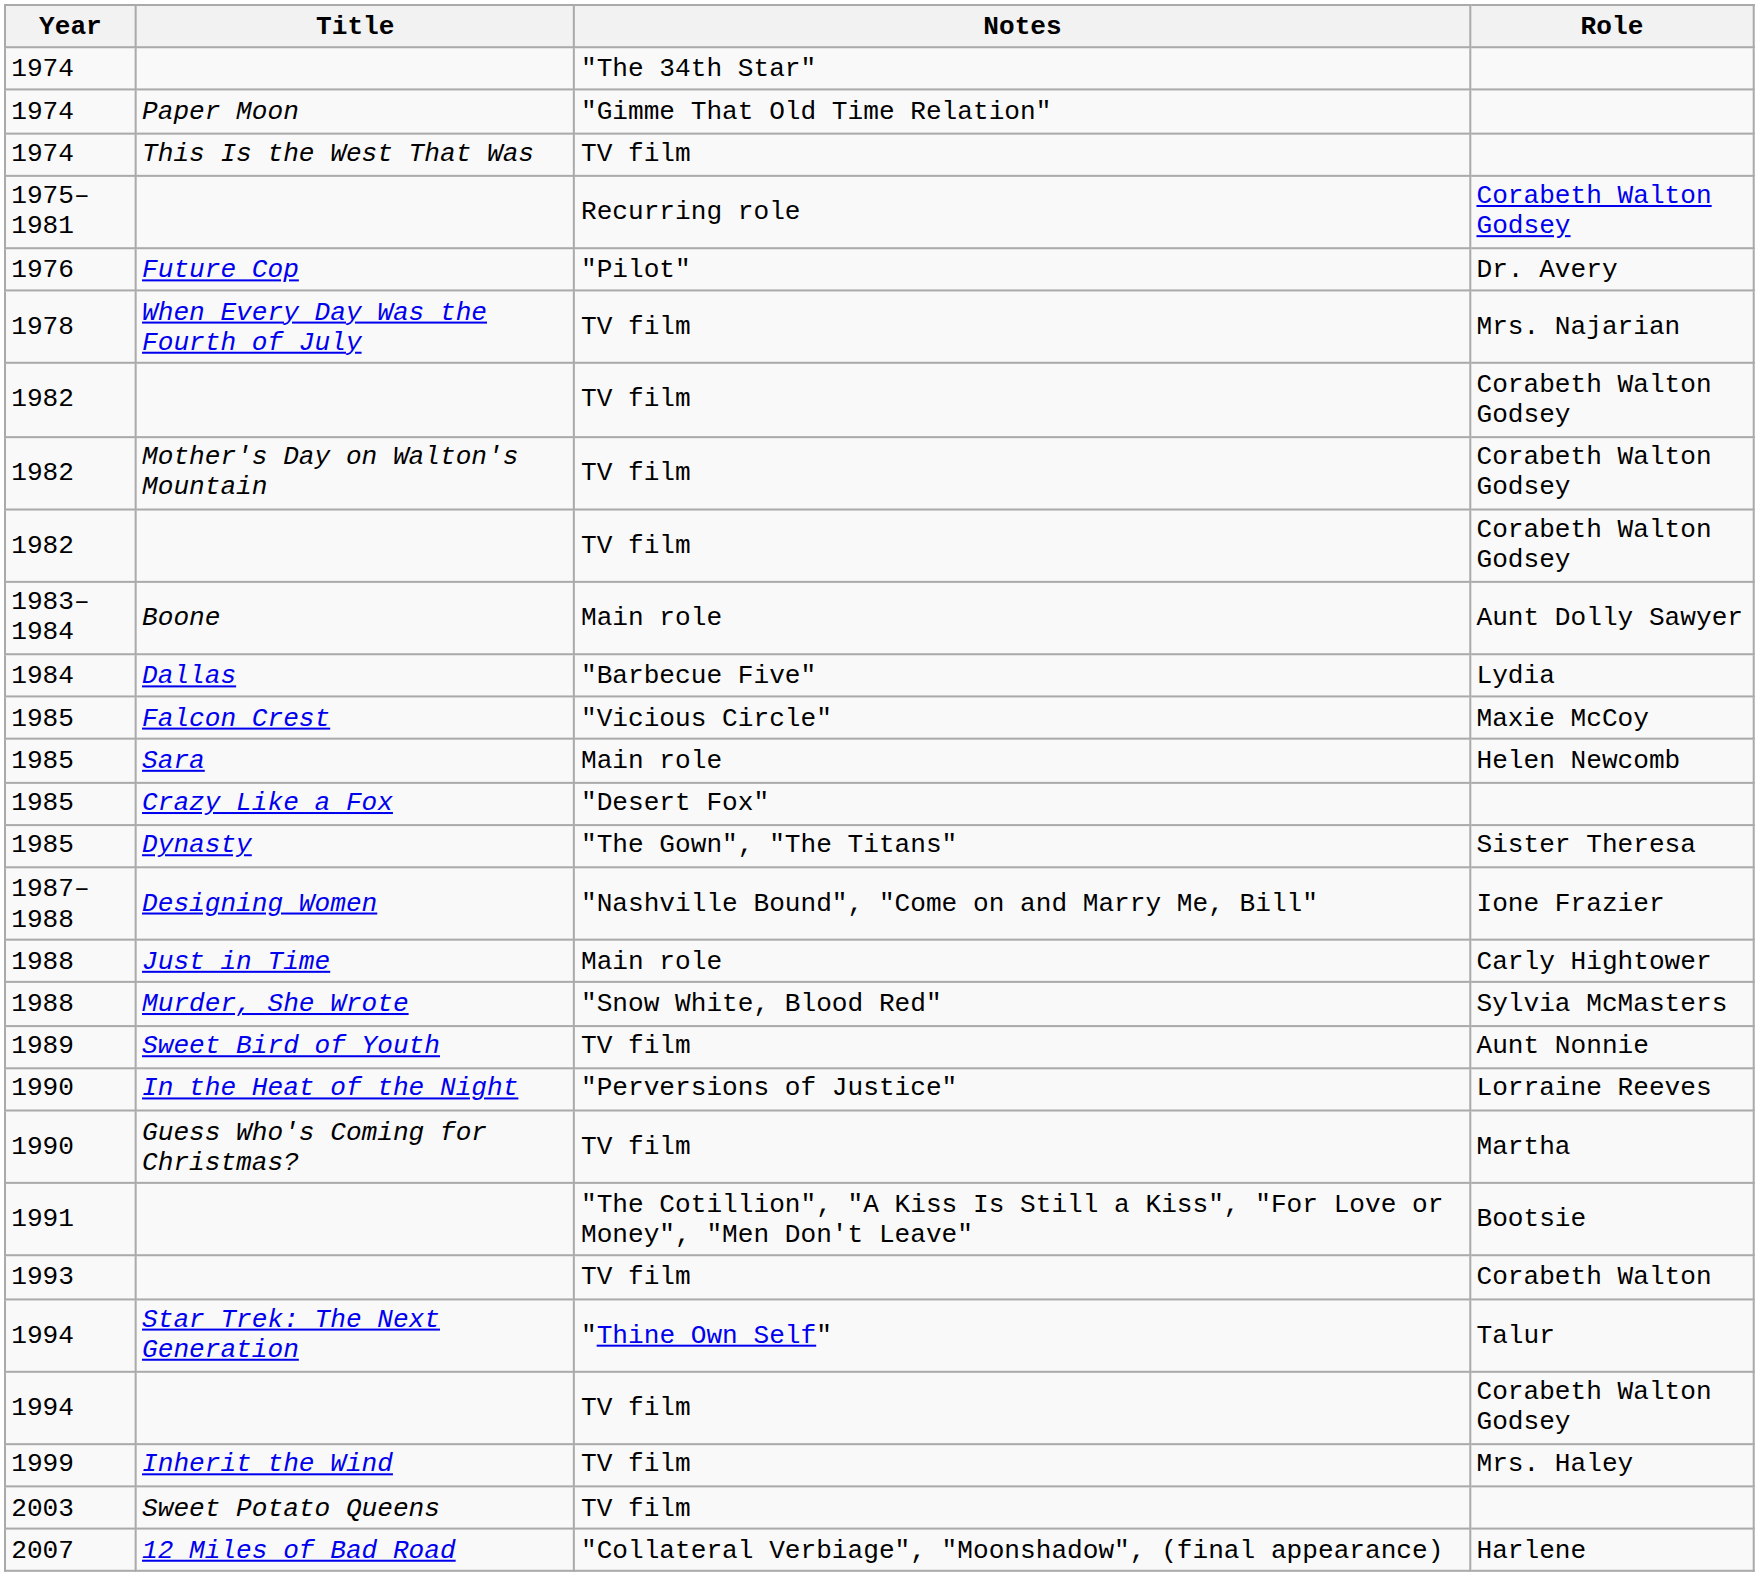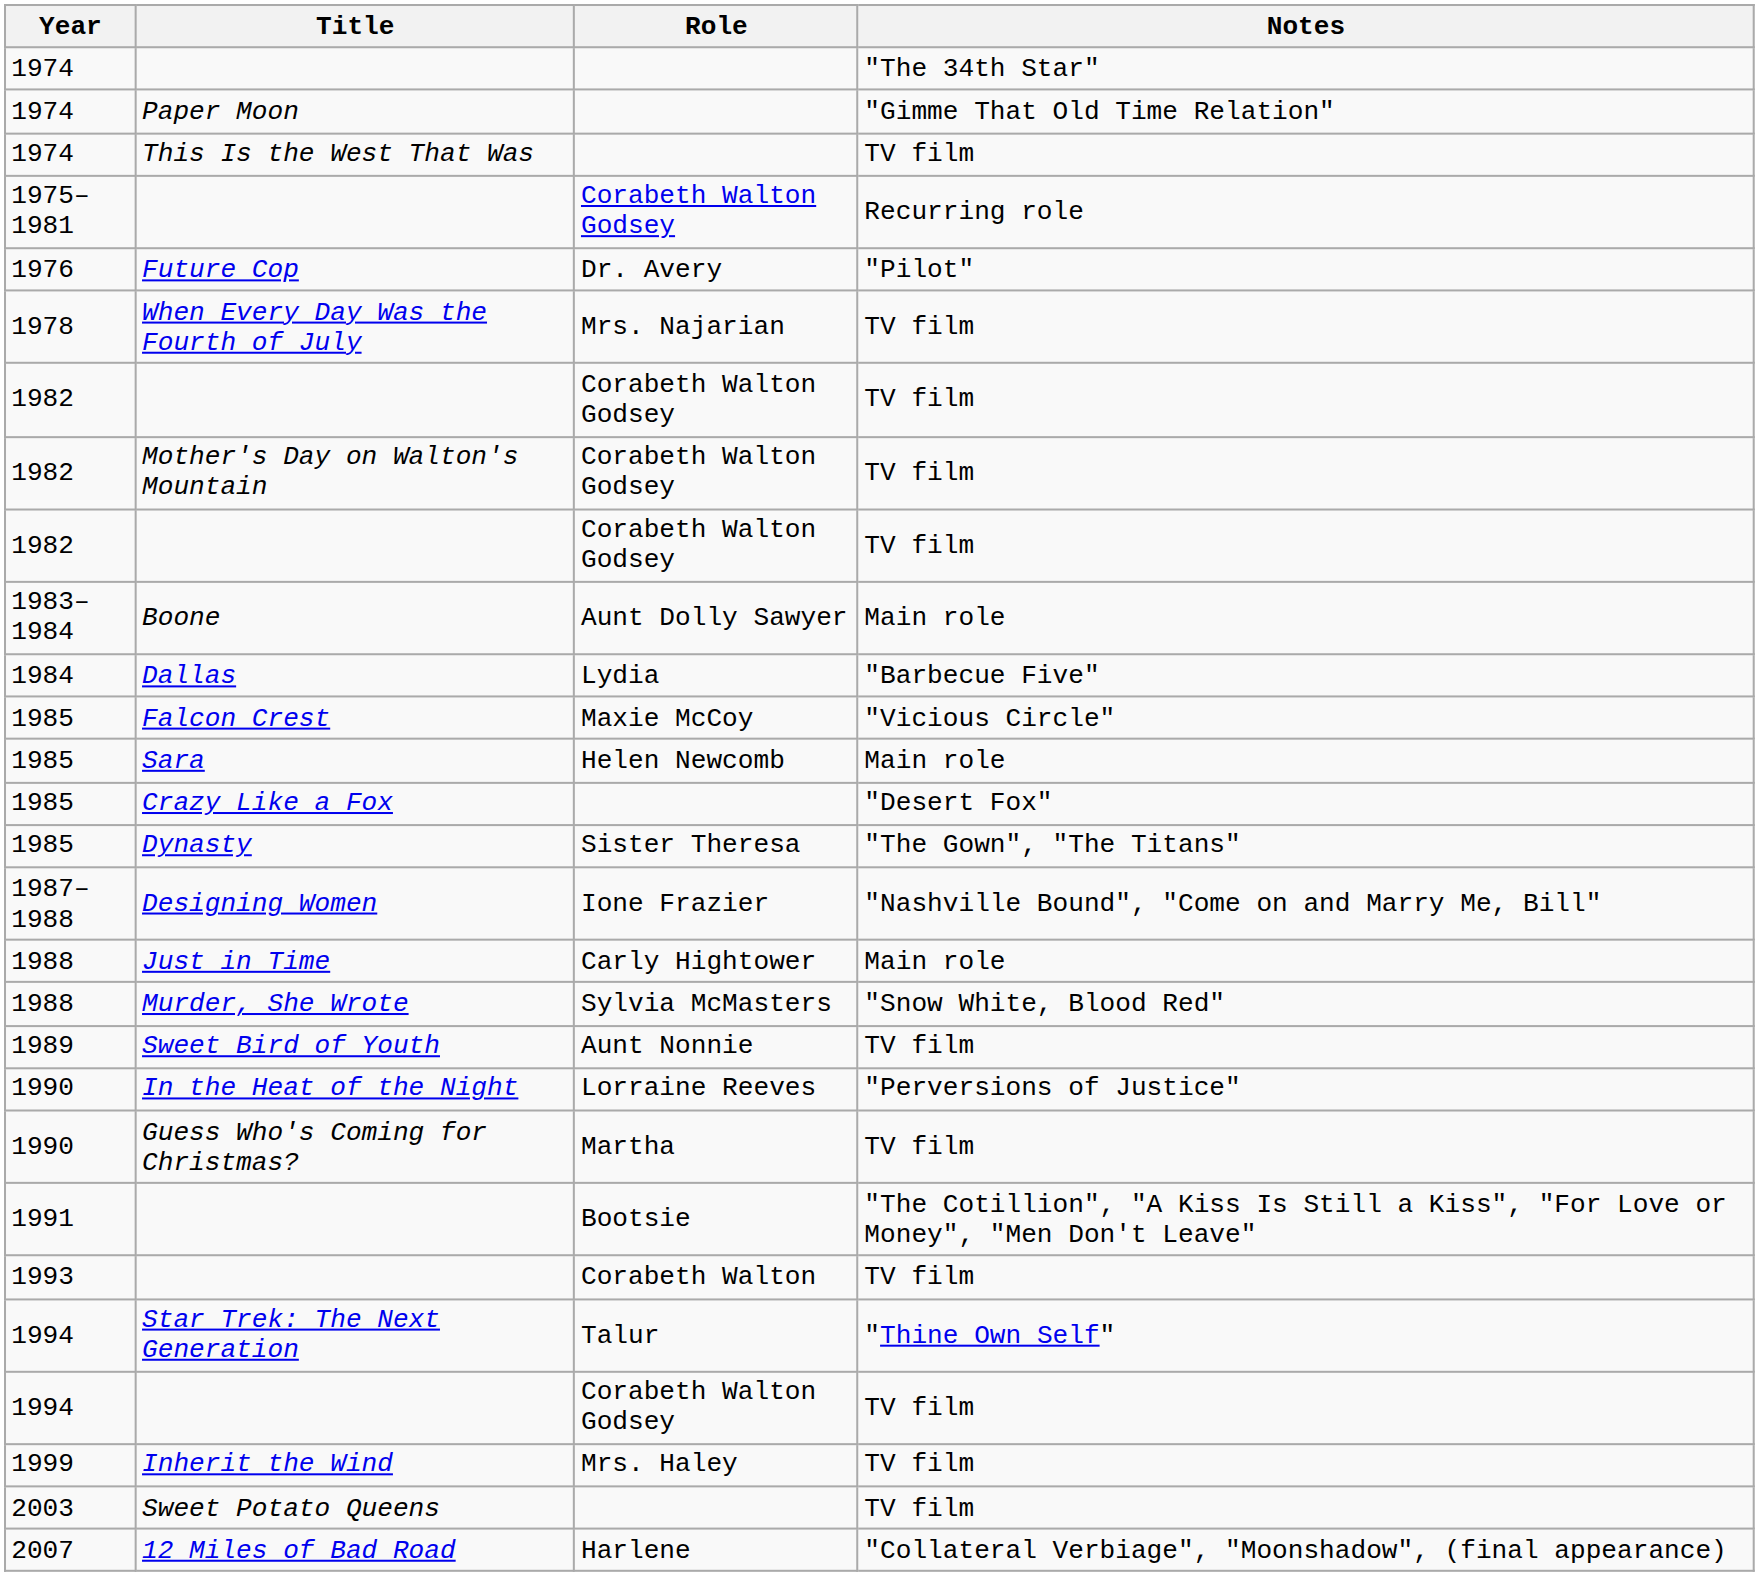columns swapped: (1612, 26) <-> (1022, 26)
